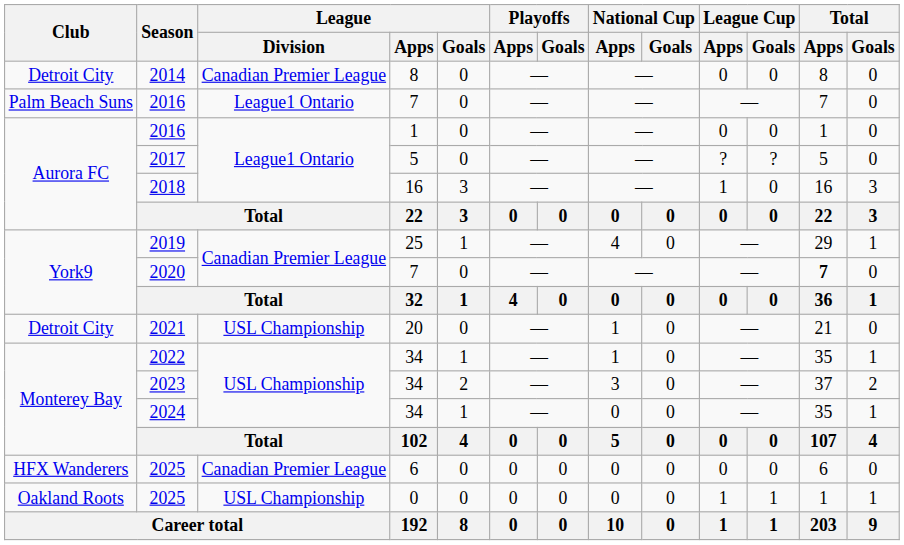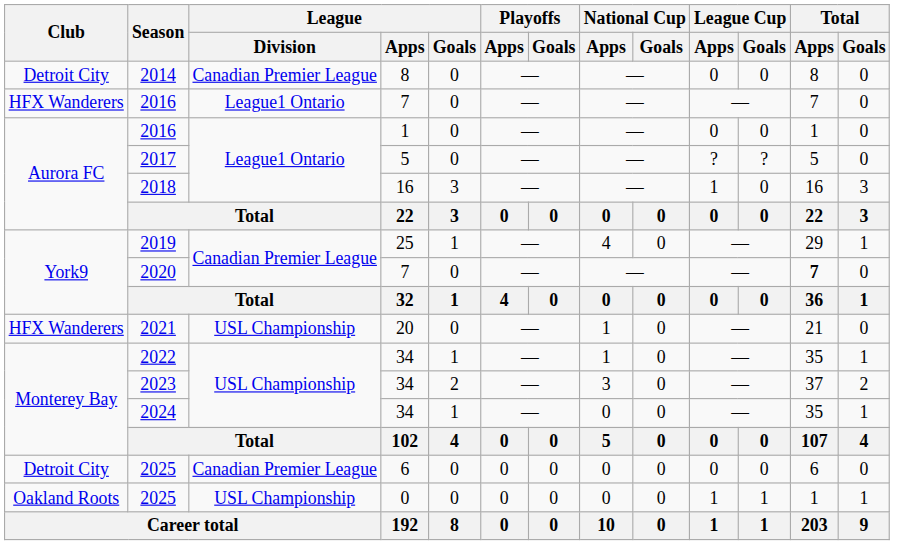(71, 103) Palm Beach Suns -> (66, 103) HFX Wanderers
(71, 328) Detroit City -> (66, 328) HFX Wanderers
(71, 469) HFX Wanderers -> (66, 469) Detroit City
